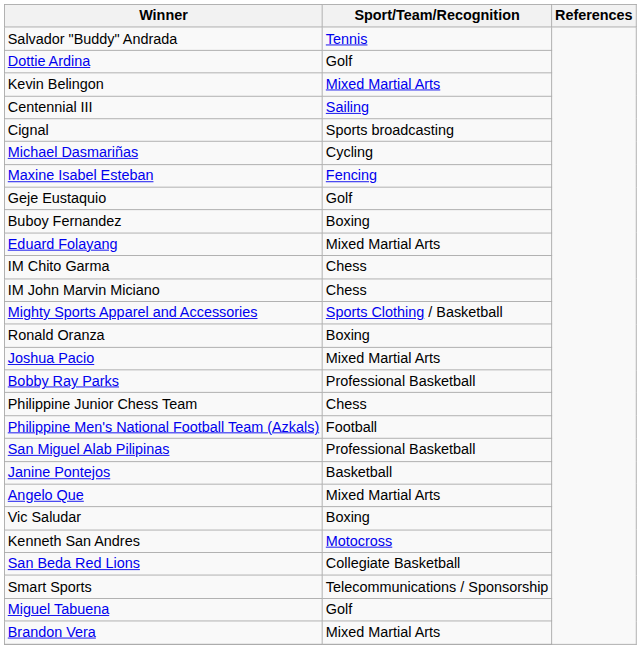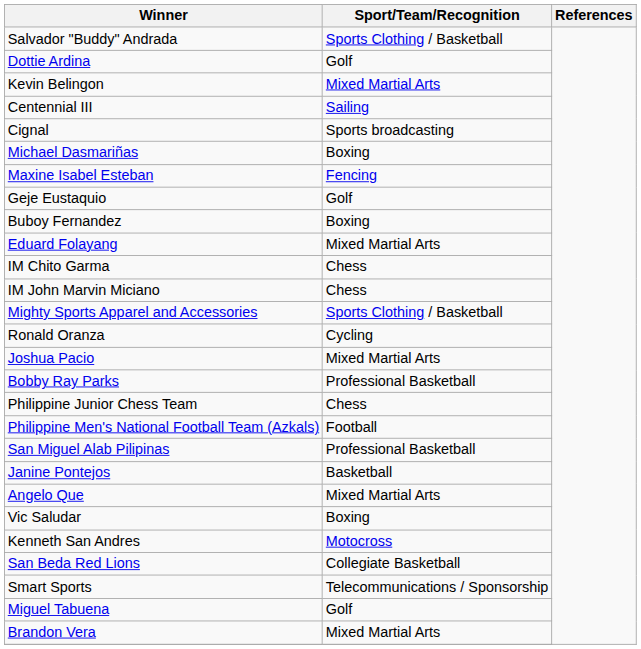(347, 38) Tennis -> (414, 38) Sports Clothing / Basketball
(349, 152) Cycling -> (348, 152) Boxing
(348, 335) Boxing -> (349, 335) Cycling
